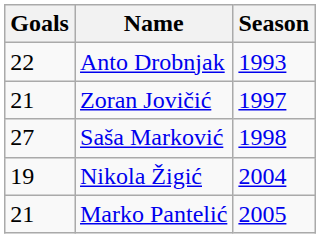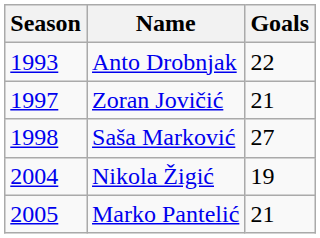columns swapped: (274, 23) <-> (40, 23)
